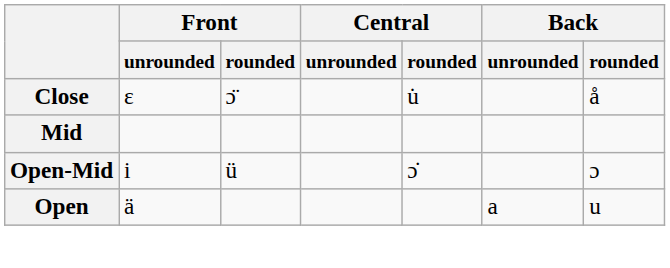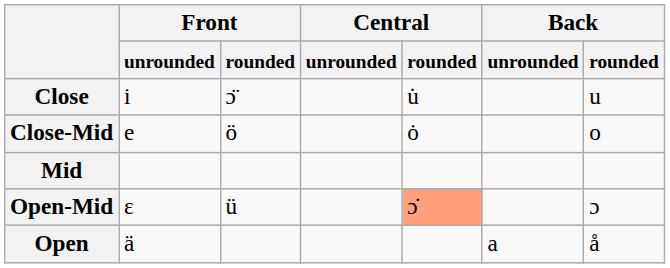(129, 96) ɛ -> (127, 96) i
(594, 96) å -> (595, 96) u
+ row: (62, 133)
(127, 170) i -> (129, 206) ɛ
(413, 170) no background -> (413, 206) lightsalmon background
(595, 206) u -> (594, 243) å
